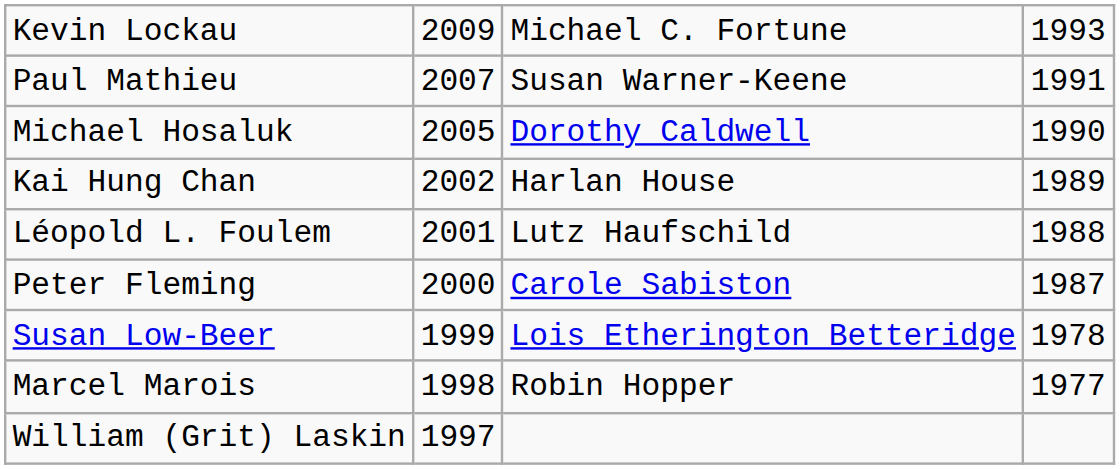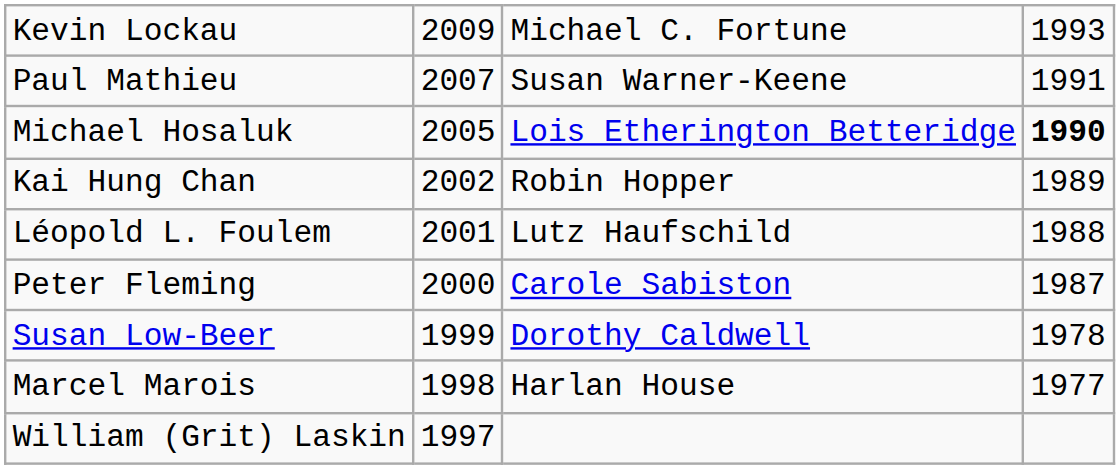(660, 132) Dorothy Caldwell -> (763, 132) Lois Etherington Betteridge
(1068, 132) normal -> (1068, 132) bold
(623, 183) Harlan House -> (623, 183) Robin Hopper
(763, 336) Lois Etherington Betteridge -> (660, 336) Dorothy Caldwell
(623, 387) Robin Hopper -> (623, 387) Harlan House
